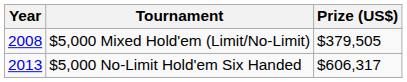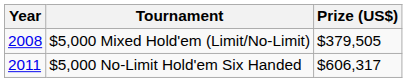(25, 65) 2013 -> (25, 65) 2011
